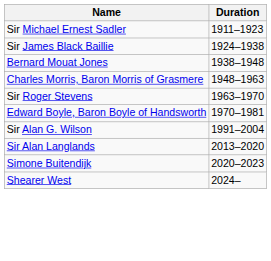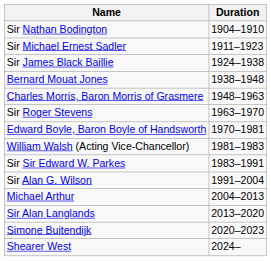+ row: (57, 29)
+ row: (98, 146)
+ row: (66, 163)
+ row: (41, 197)
